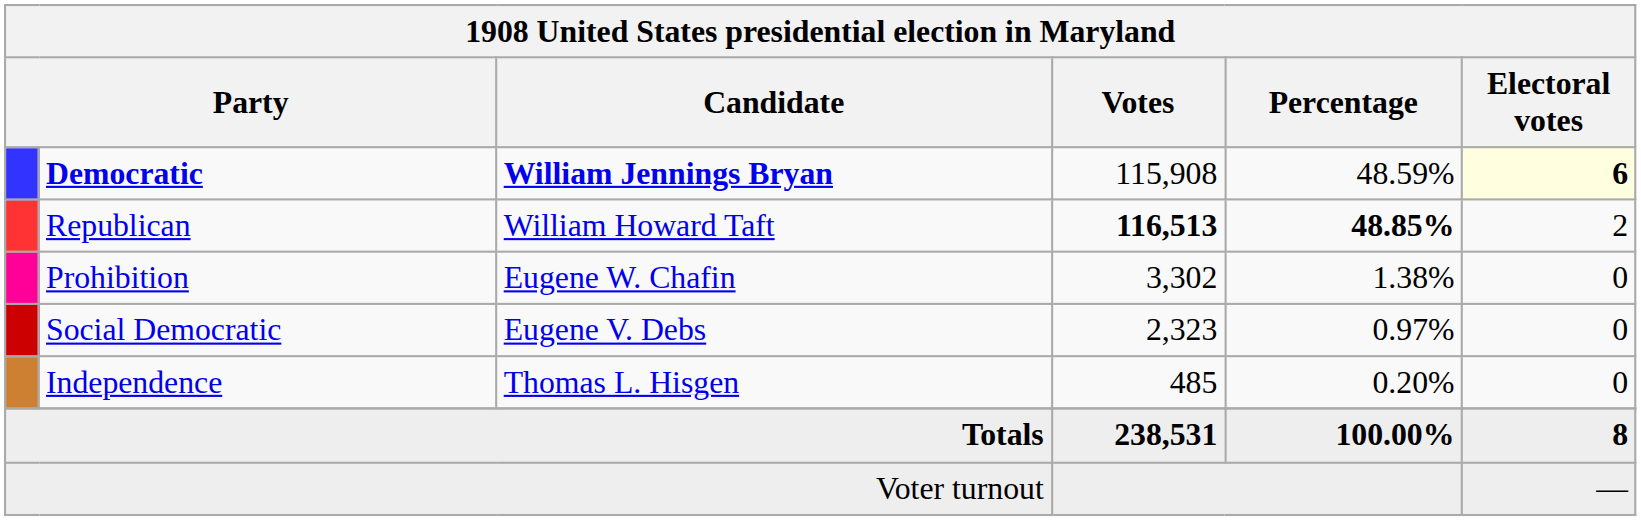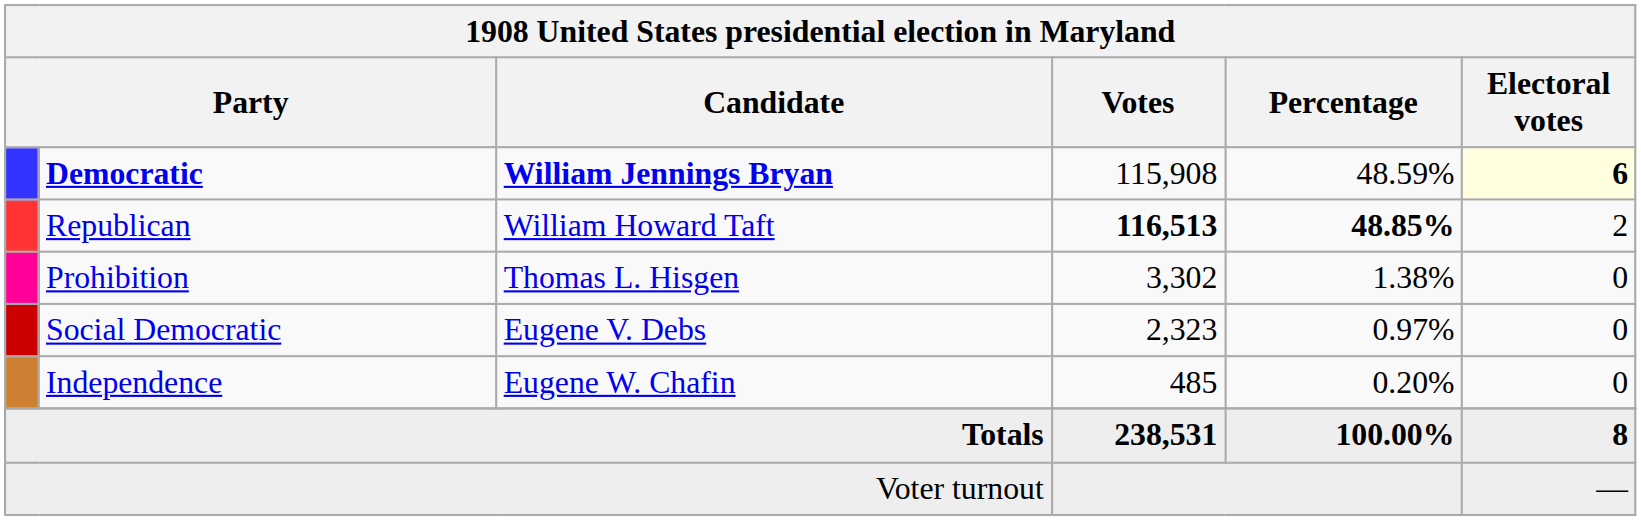(620, 278) Eugene W. Chafin -> (621, 278) Thomas L. Hisgen
(621, 382) Thomas L. Hisgen -> (620, 382) Eugene W. Chafin
